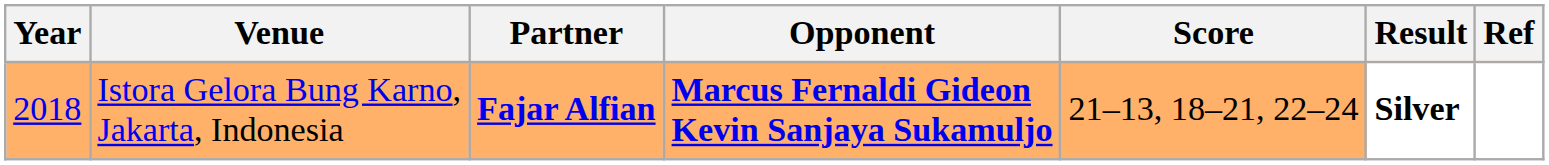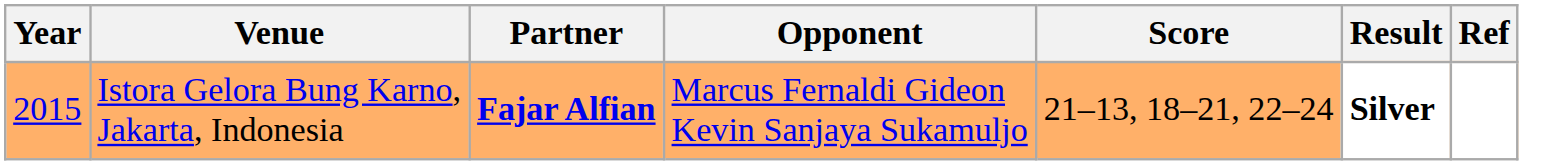(47, 109) 2018 -> (47, 109) 2015
(862, 109) bold -> (850, 109) normal
